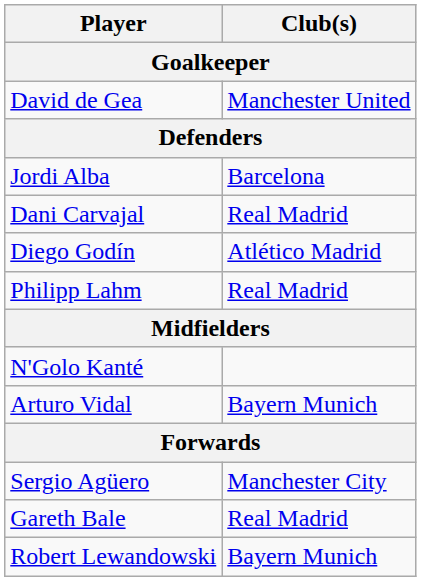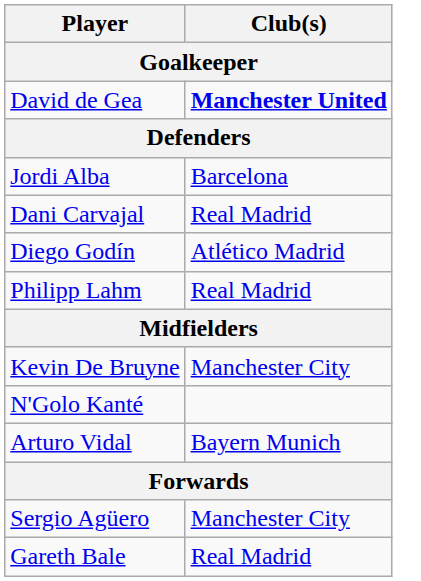(319, 99) normal -> (289, 99) bold
+ row: (95, 366)
- row: (113, 556)
